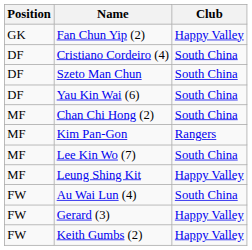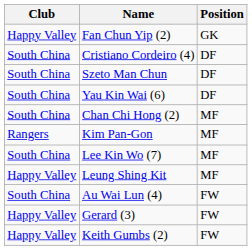columns swapped: (29, 14) <-> (209, 14)
